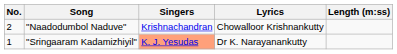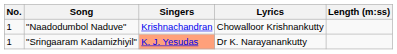(9, 27) 2 -> (9, 27) 1
